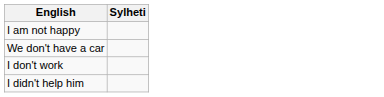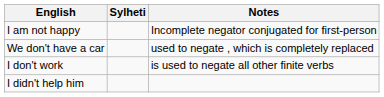+ column: (264, 13)
